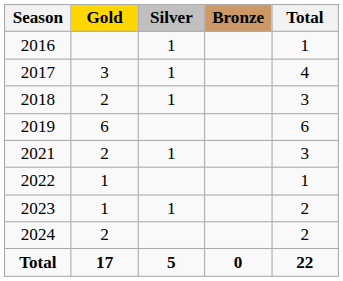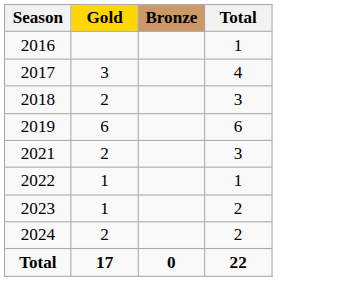- column: (171, 18)
